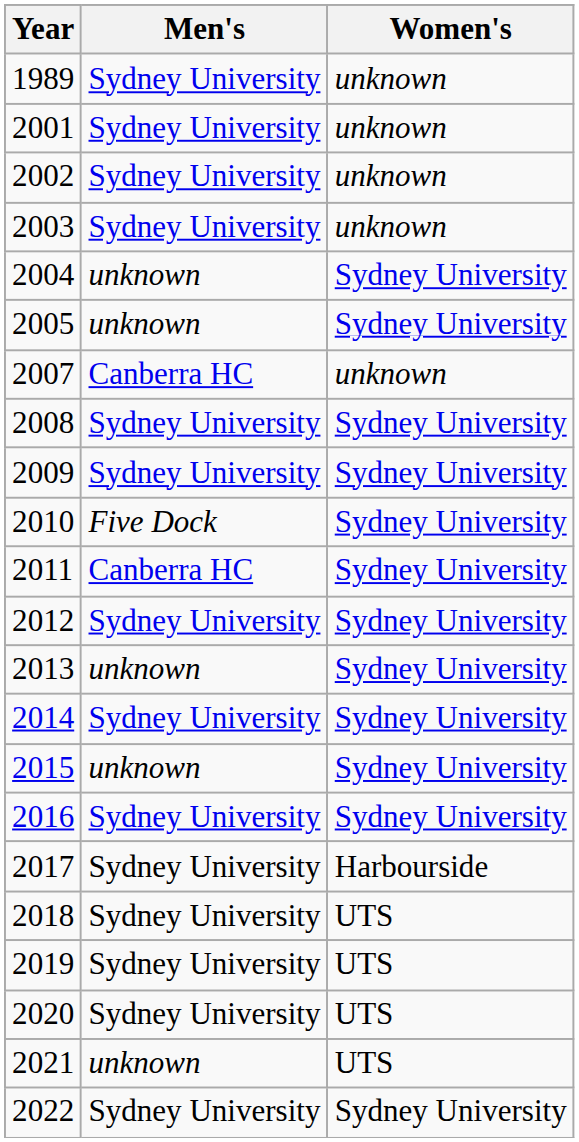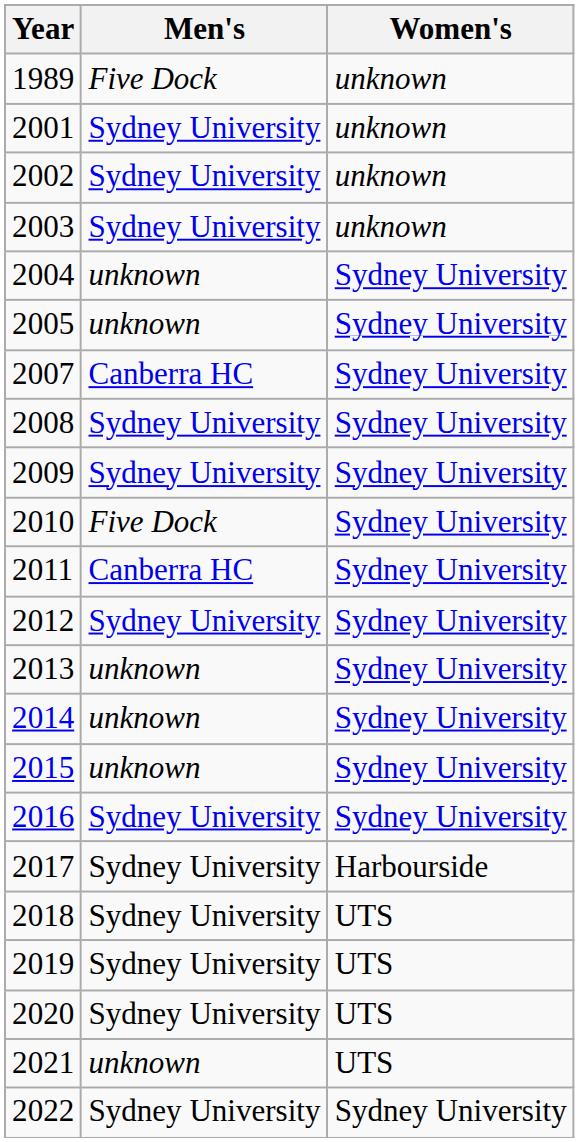(204, 78) Sydney University -> (153, 78) Five Dock
(391, 373) unknown -> (451, 373) Sydney University
(204, 718) Sydney University -> (145, 718) unknown
